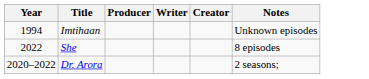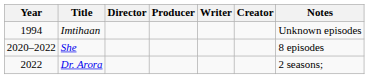+ column: (127, 13)
(31, 47) 2022 -> (31, 47) 2020–2022
(31, 64) 2020–2022 -> (31, 64) 2022
